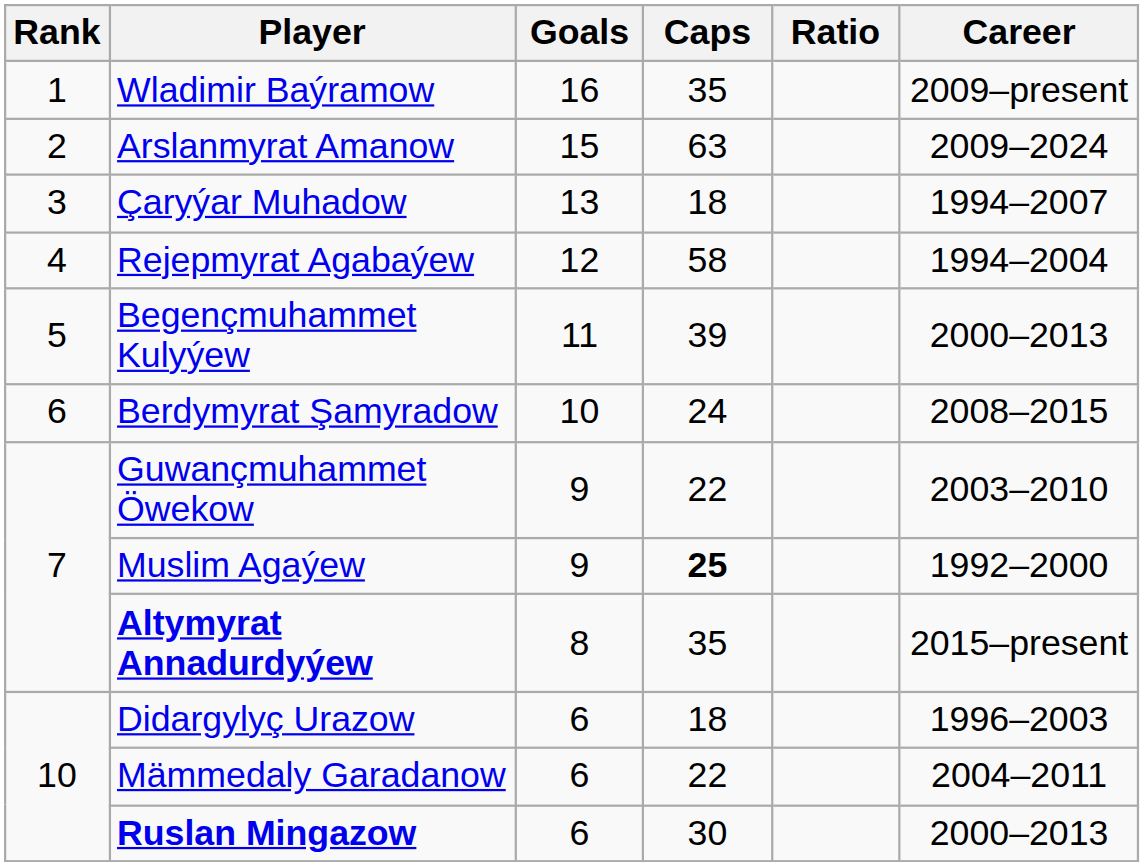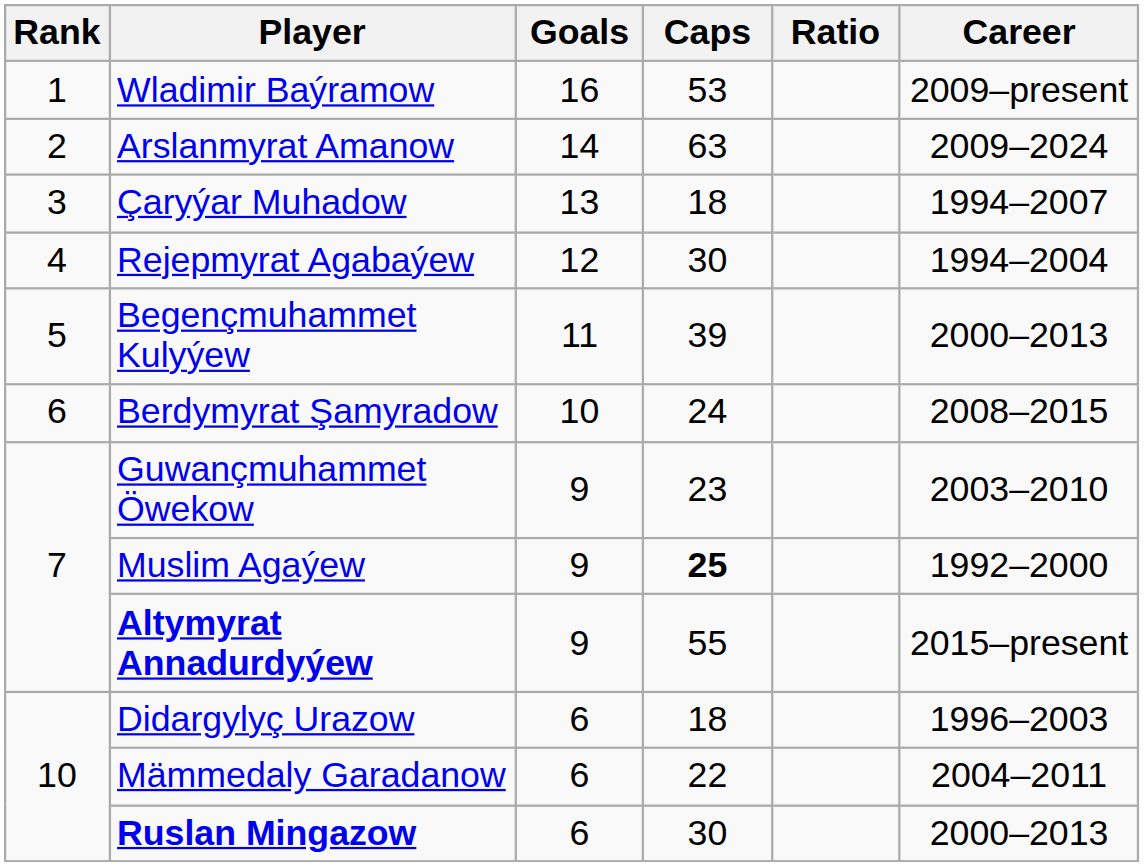(707, 89) 35 -> (707, 89) 53
(579, 145) 15 -> (579, 145) 14
(707, 259) 58 -> (707, 259) 30
(707, 489) 22 -> (707, 489) 23
(579, 642) 8 -> (579, 642) 9
(707, 642) 35 -> (707, 642) 55
